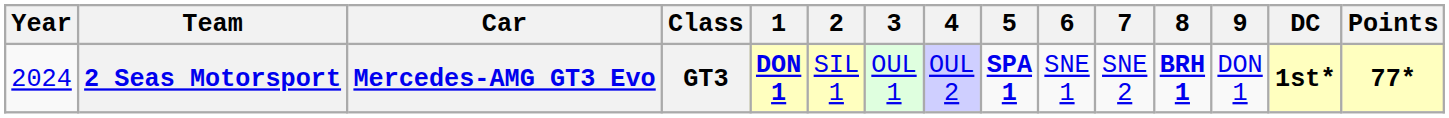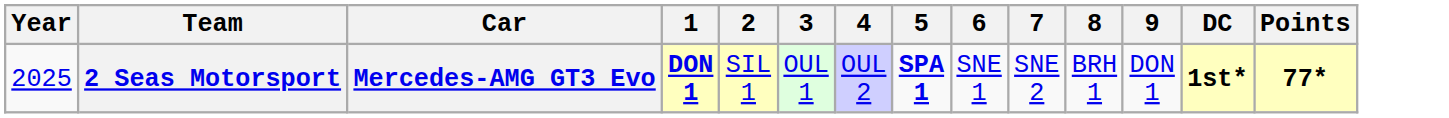- column: (706, 25)
(42, 78) 2024 -> (42, 78) 2025
(1182, 78) bold -> (1094, 78) normal
